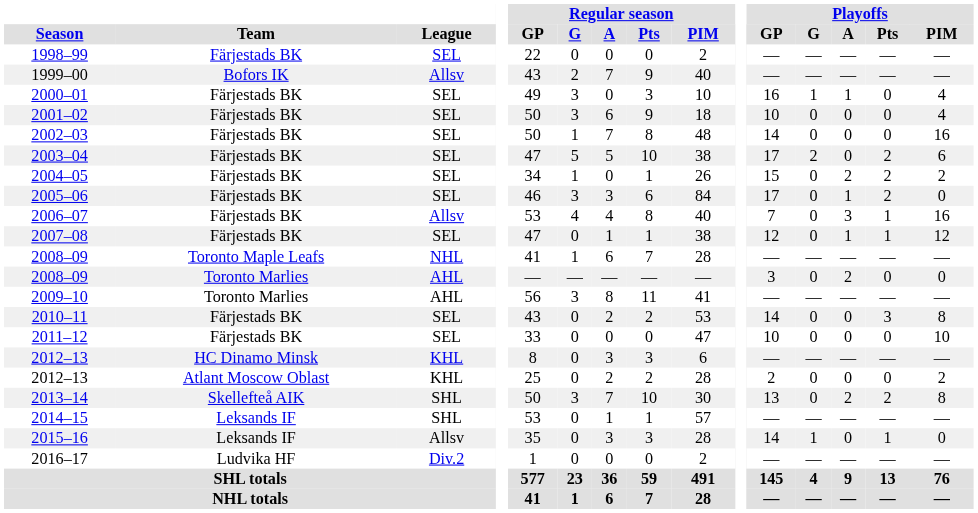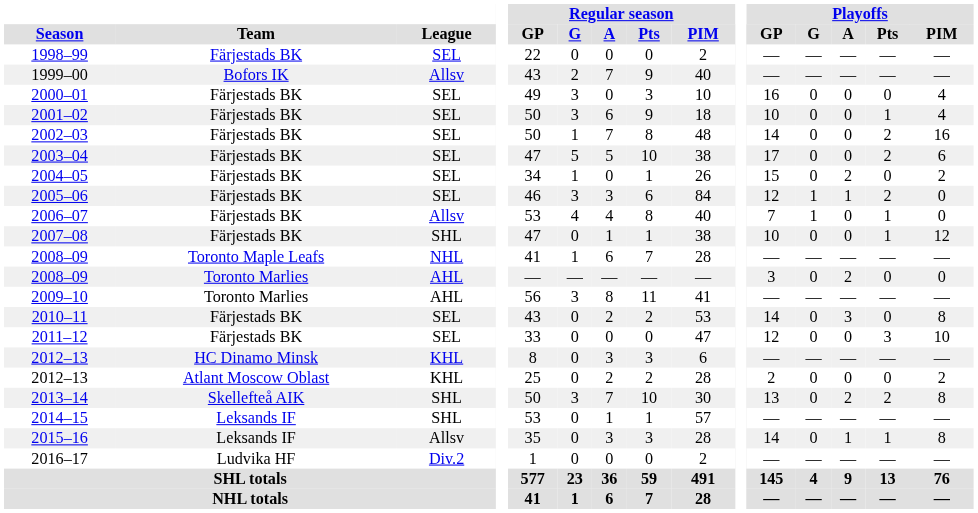(813, 94) 1 -> (813, 94) 0
(848, 94) 1 -> (848, 94) 0
(888, 115) 0 -> (888, 115) 1
(888, 135) 0 -> (888, 135) 2
(813, 155) 2 -> (813, 155) 0
(888, 175) 2 -> (888, 175) 0
(771, 195) 17 -> (771, 195) 12
(813, 195) 0 -> (813, 195) 1
(813, 216) 0 -> (813, 216) 1
(848, 216) 3 -> (848, 216) 0
(942, 216) 16 -> (942, 216) 0
(447, 236) SEL -> (447, 236) SHL
(771, 236) 12 -> (771, 236) 10
(848, 236) 1 -> (848, 236) 0
(848, 317) 0 -> (848, 317) 3
(888, 317) 3 -> (888, 317) 0
(771, 337) 10 -> (771, 337) 12
(888, 337) 0 -> (888, 337) 3
(813, 438) 1 -> (813, 438) 0
(848, 438) 0 -> (848, 438) 1
(942, 438) 0 -> (942, 438) 8
